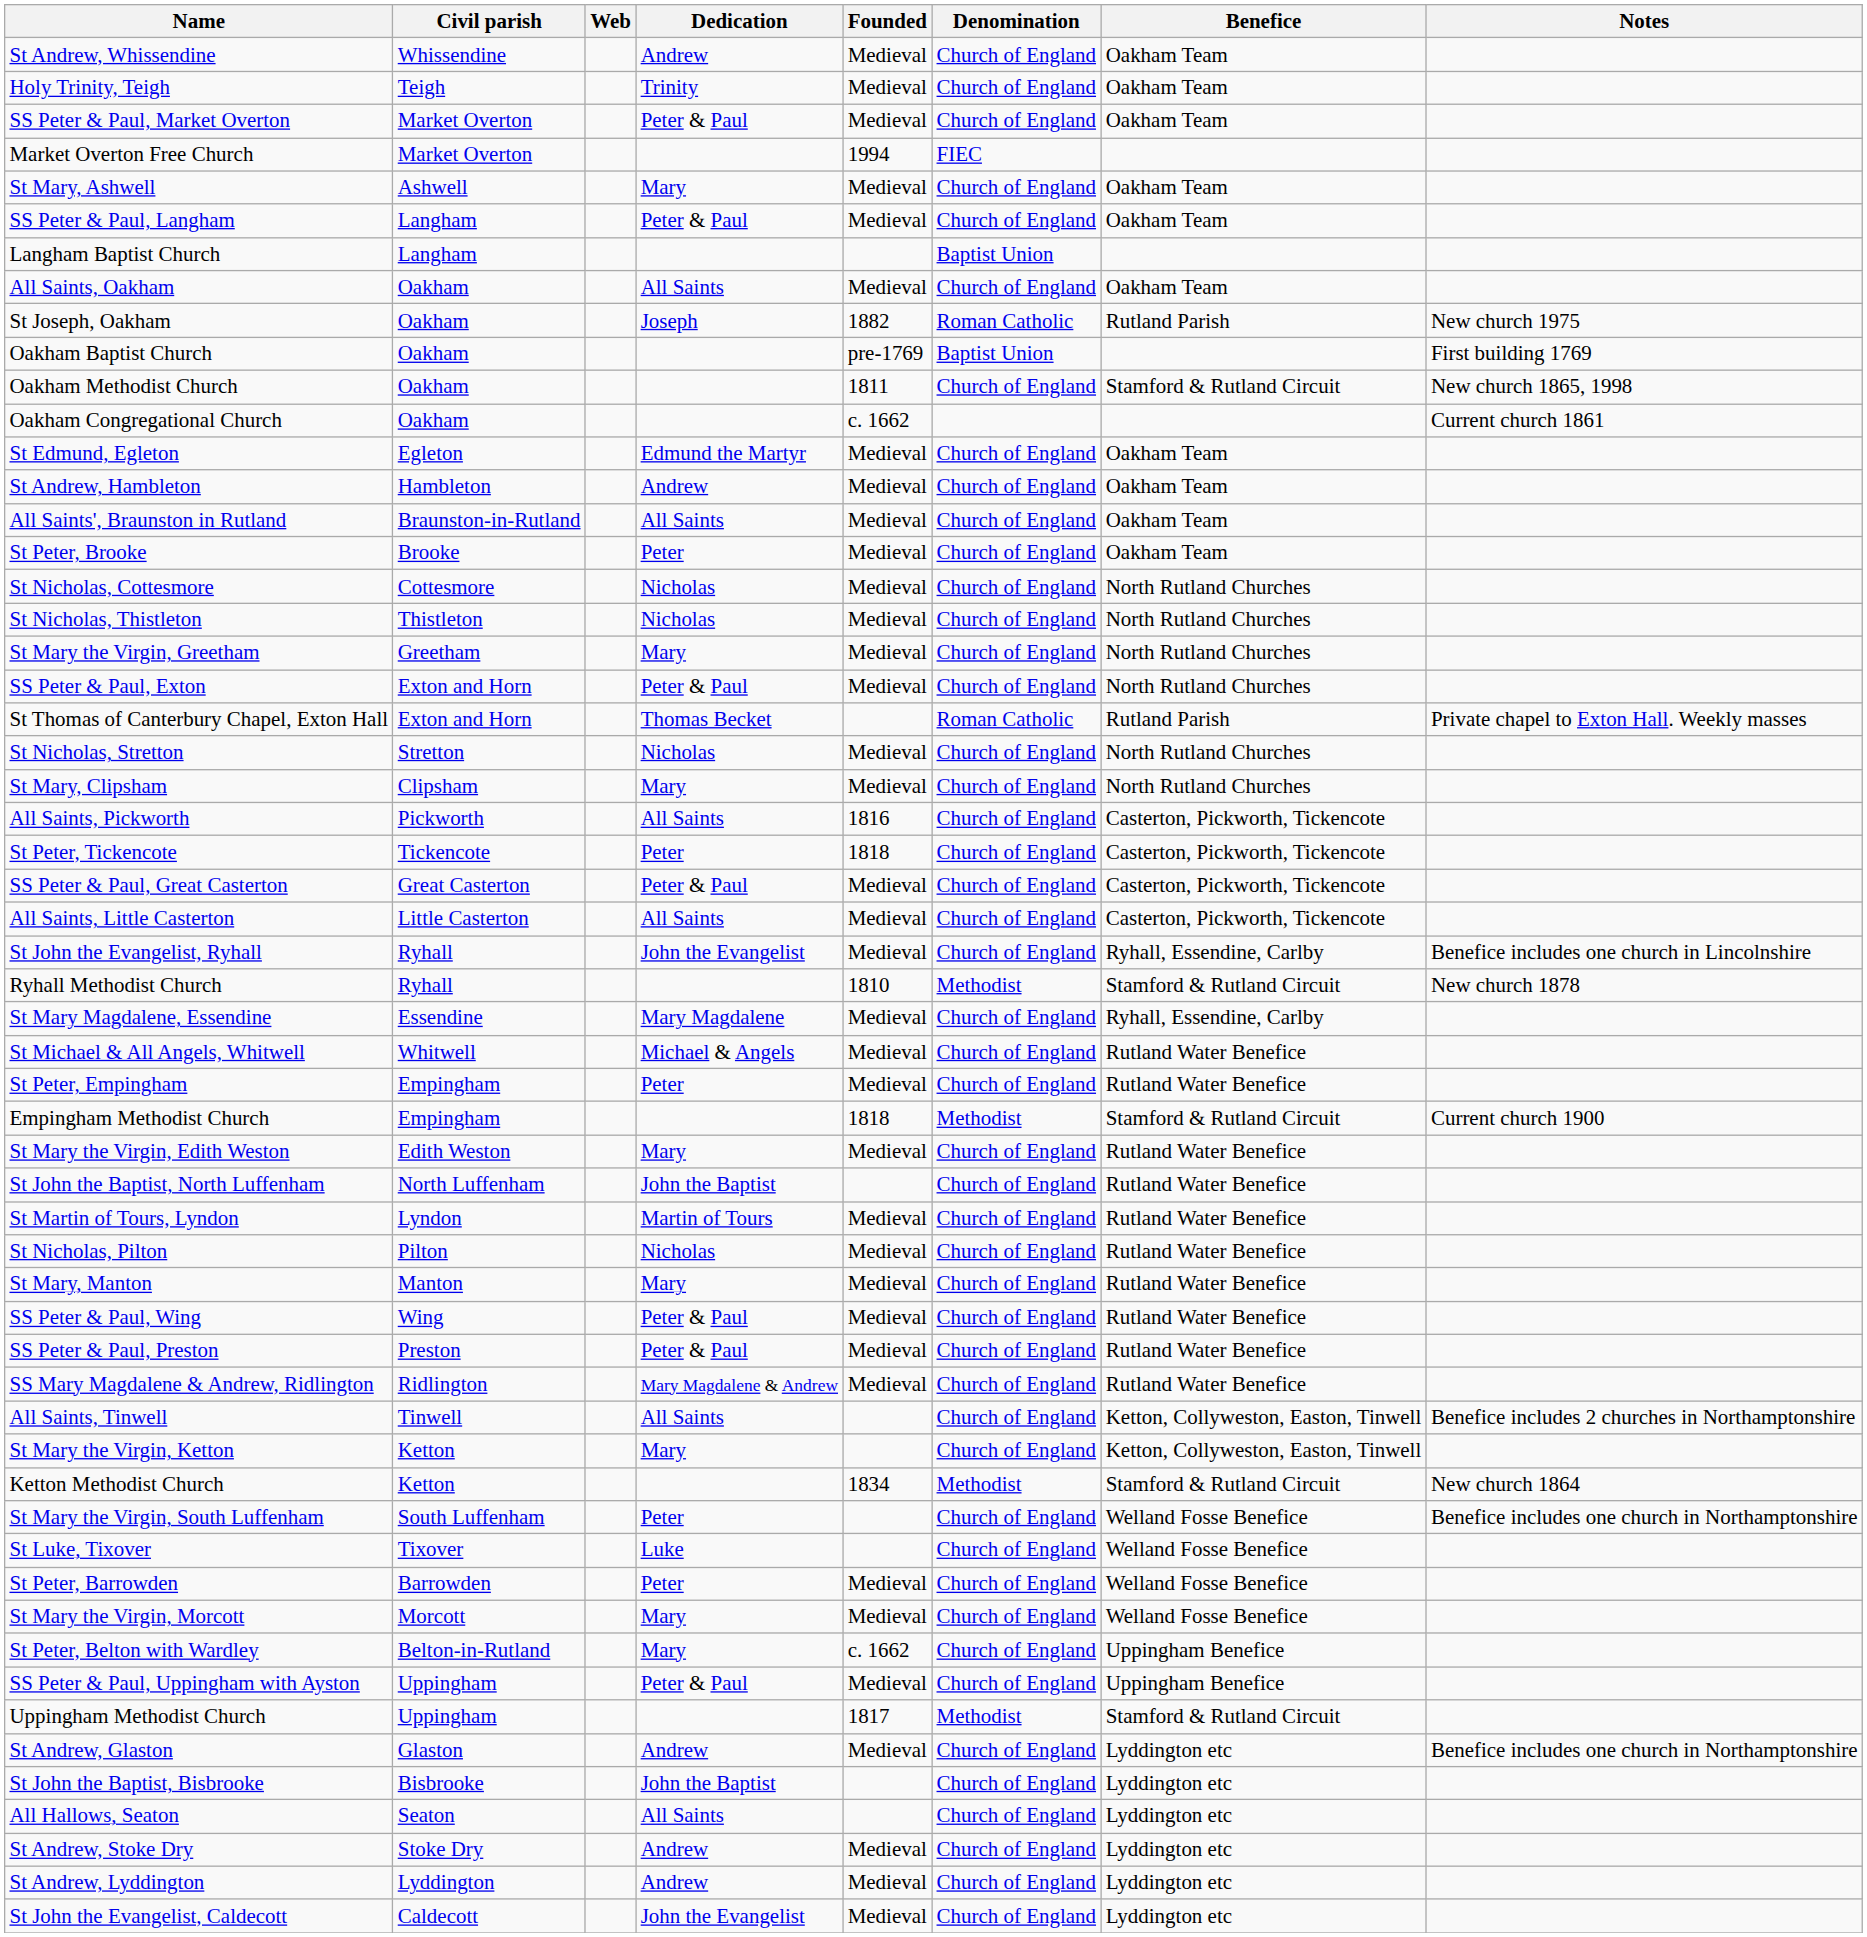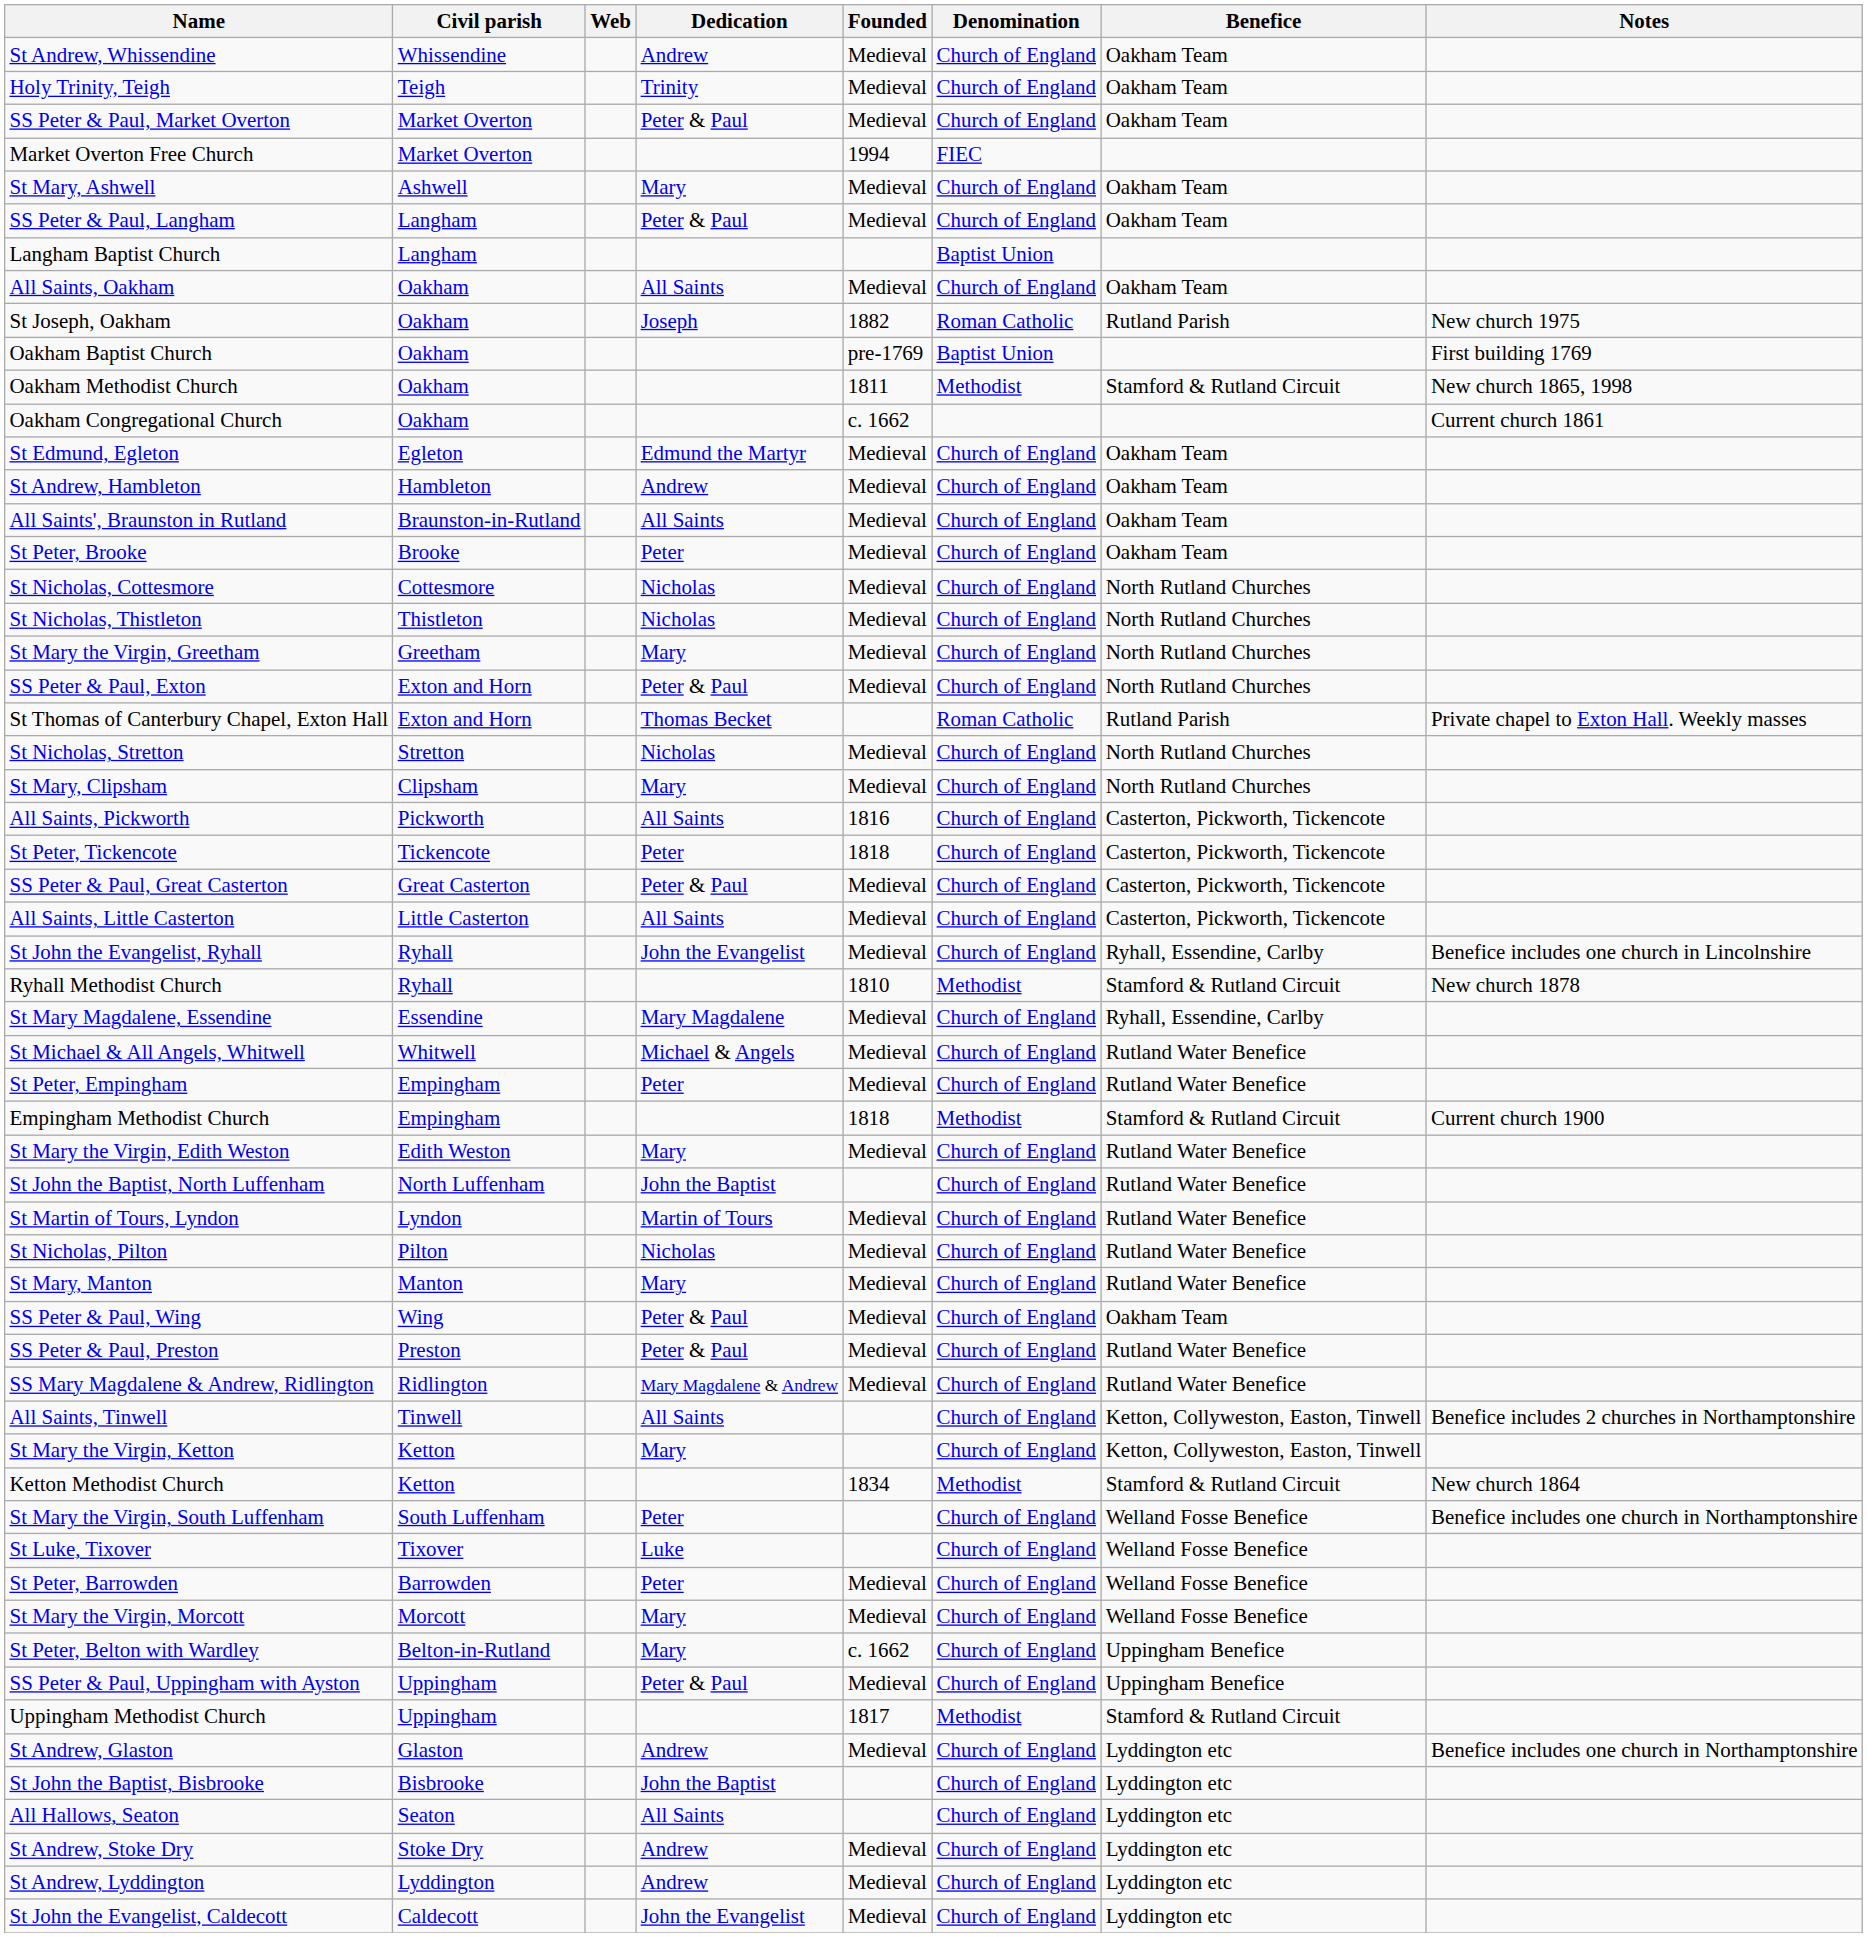(1016, 386) Church of England -> (979, 386) Methodist
(1206, 1317) Rutland Water Benefice -> (1167, 1317) Oakham Team
